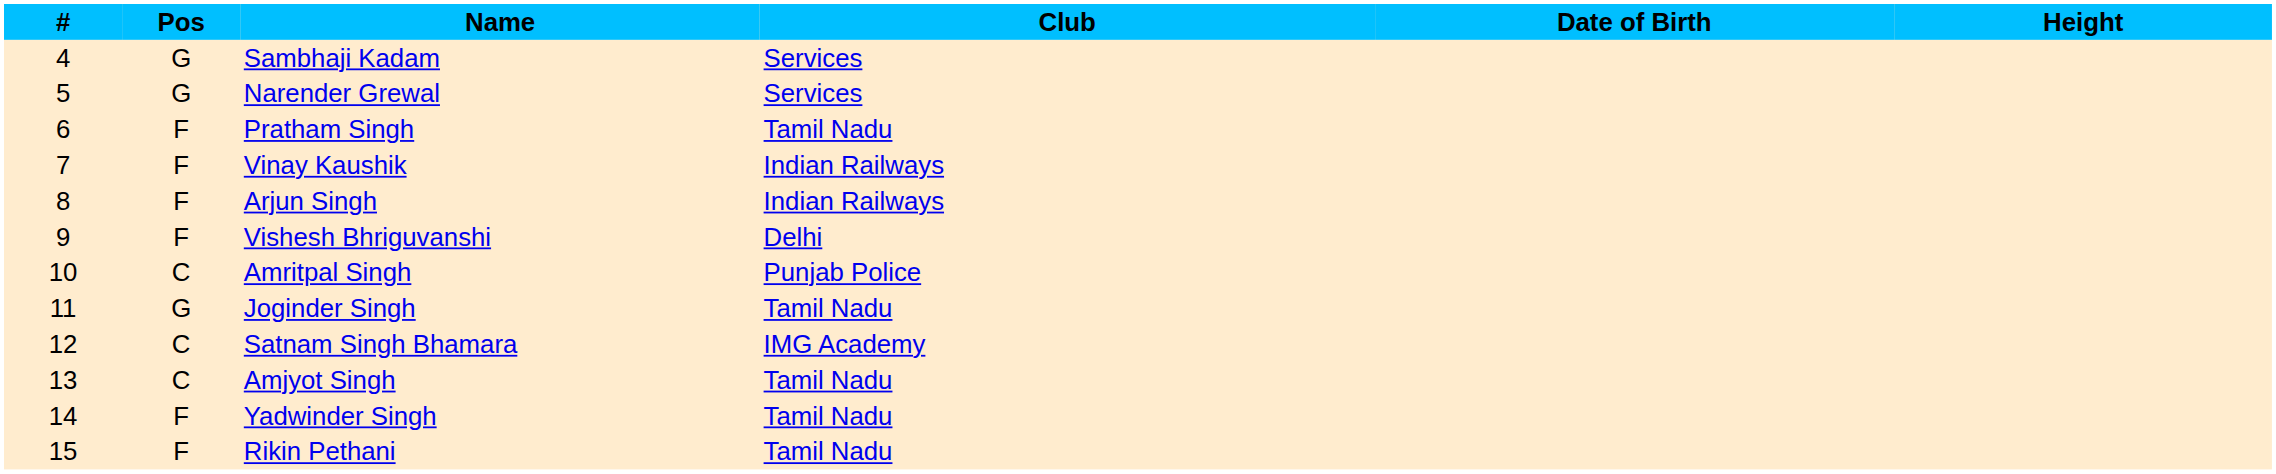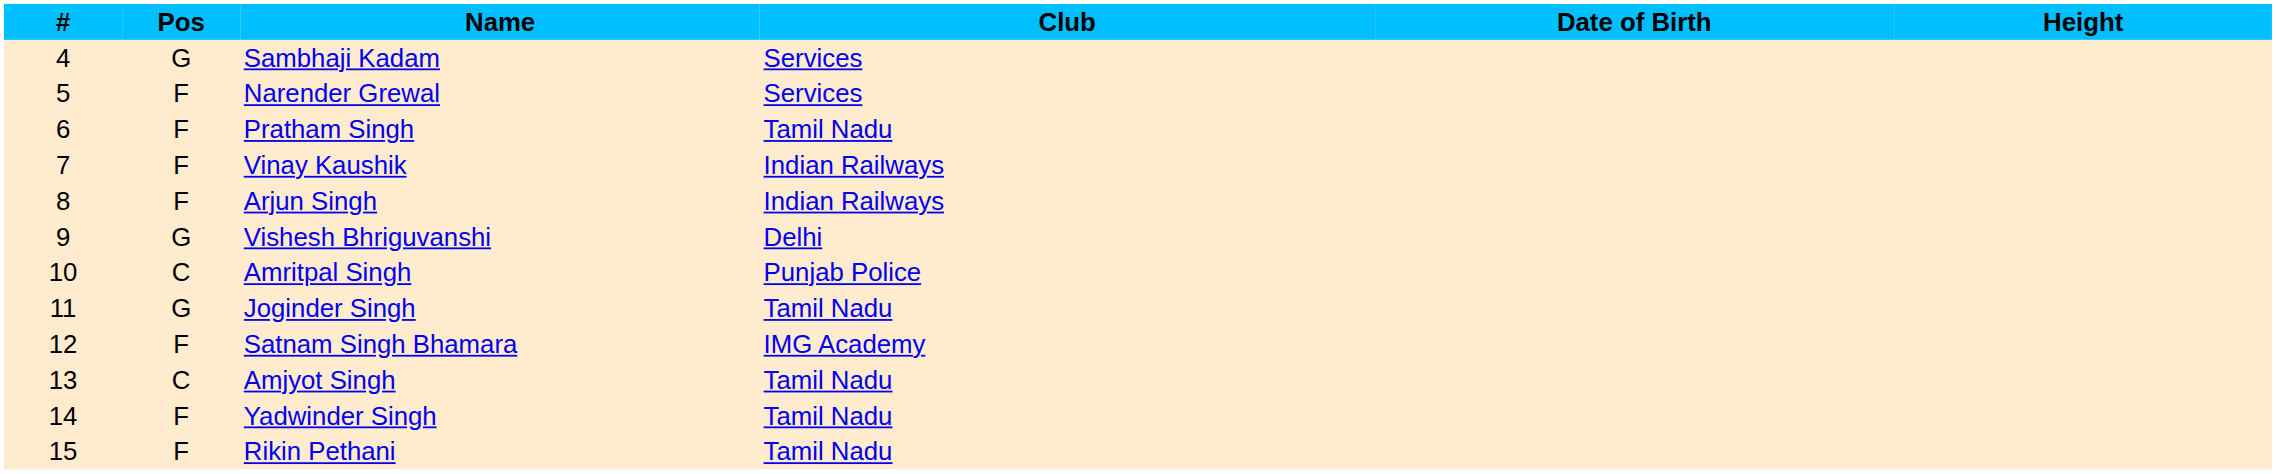(181, 94) G -> (181, 94) F
(181, 237) F -> (181, 237) G
(181, 344) C -> (181, 344) F
